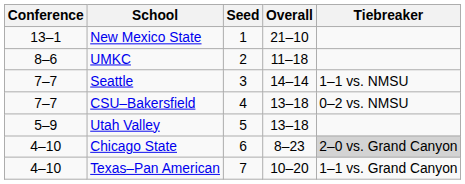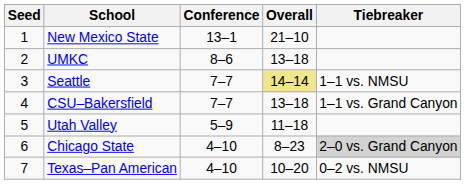columns swapped: (243, 16) <-> (46, 16)
(289, 59) 11–18 -> (289, 59) 13–18
(289, 81) no background -> (289, 81) khaki background
(364, 103) 0–2 vs. NMSU -> (388, 103) 1–1 vs. Grand Canyon
(289, 125) 13–18 -> (289, 125) 11–18
(388, 169) 1–1 vs. Grand Canyon -> (364, 169) 0–2 vs. NMSU
